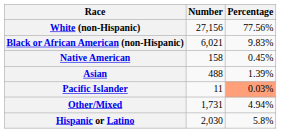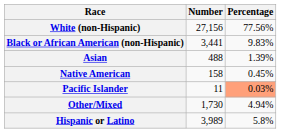(212, 43) 6,021 -> (212, 43) 3,441
rows swapped: (95, 58) <-> (95, 74)
(212, 105) 1,731 -> (212, 105) 1,730
(212, 120) 2,030 -> (212, 120) 3,989
